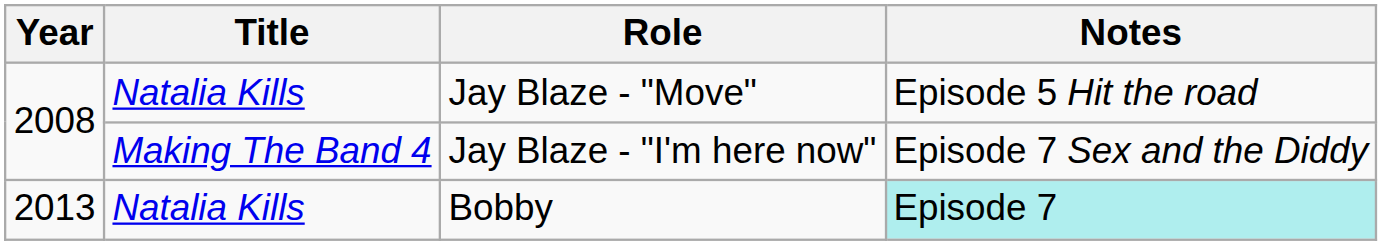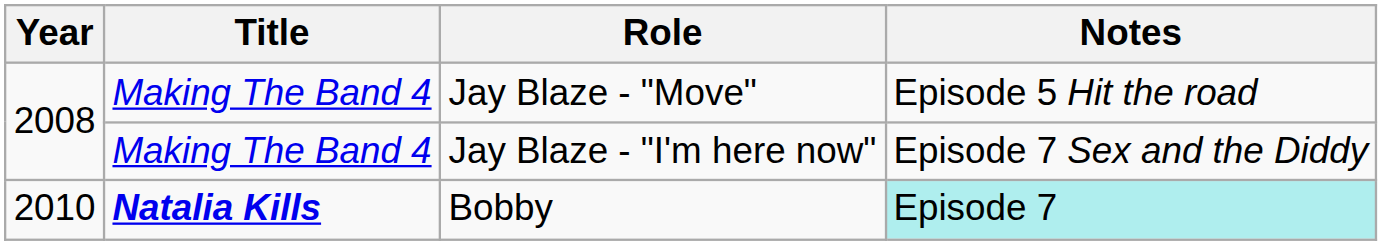(209, 92) Natalia Kills -> (272, 92) Making The Band 4
(55, 208) 2013 -> (55, 208) 2010
(209, 208) normal -> (217, 208) bold
